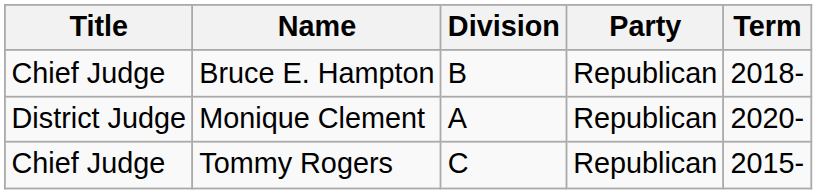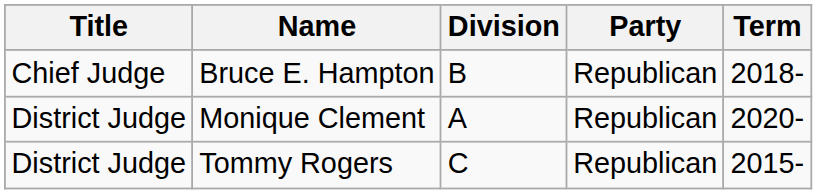(88, 164) Chief Judge -> (99, 164) District Judge
